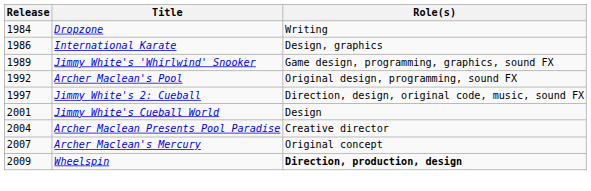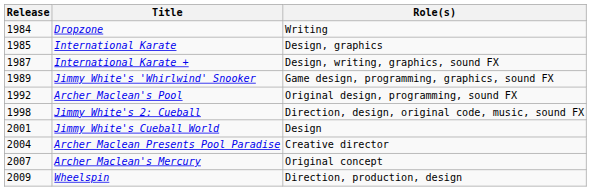(19, 46) 1986 -> (19, 46) 1985
+ row: (122, 62)
(19, 95) 1997 -> (19, 112) 1998
(374, 161) bold -> (374, 178) normal
